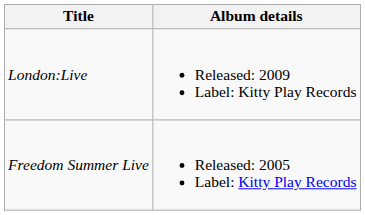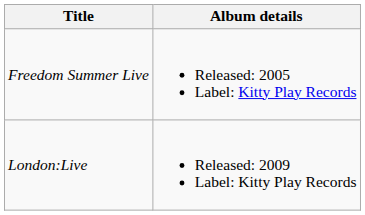rows swapped: (78, 164) <-> (48, 74)
